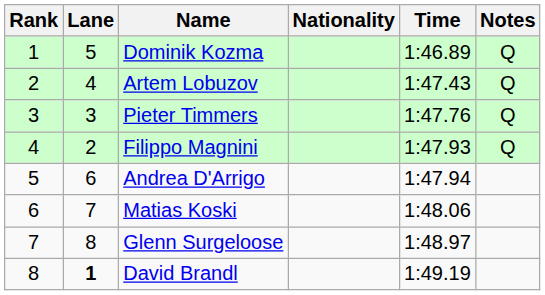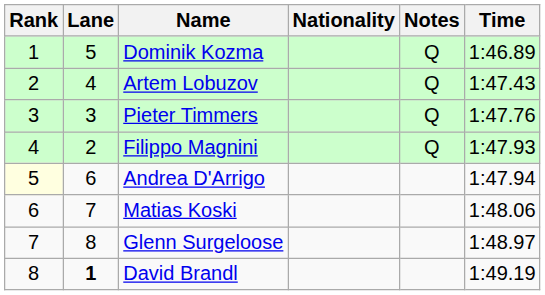columns swapped: (437, 20) <-> (508, 20)
(34, 178) no background -> (34, 178) lightyellow background
